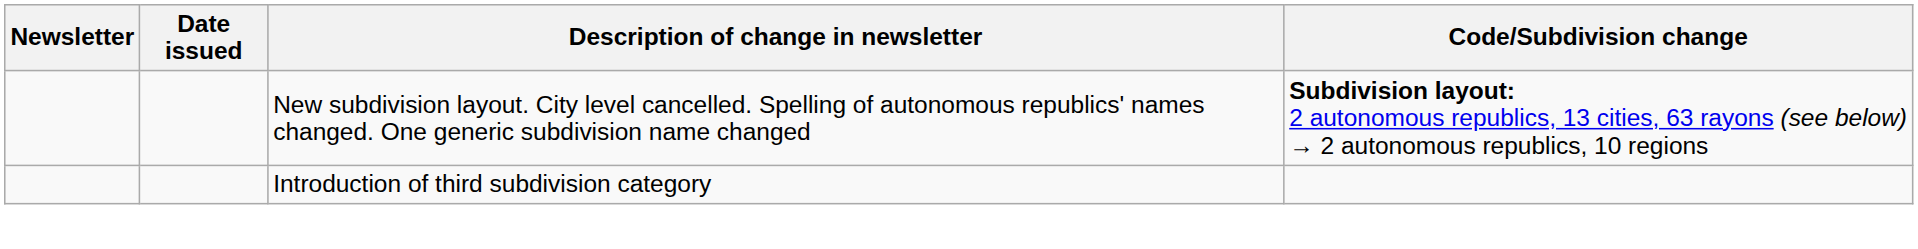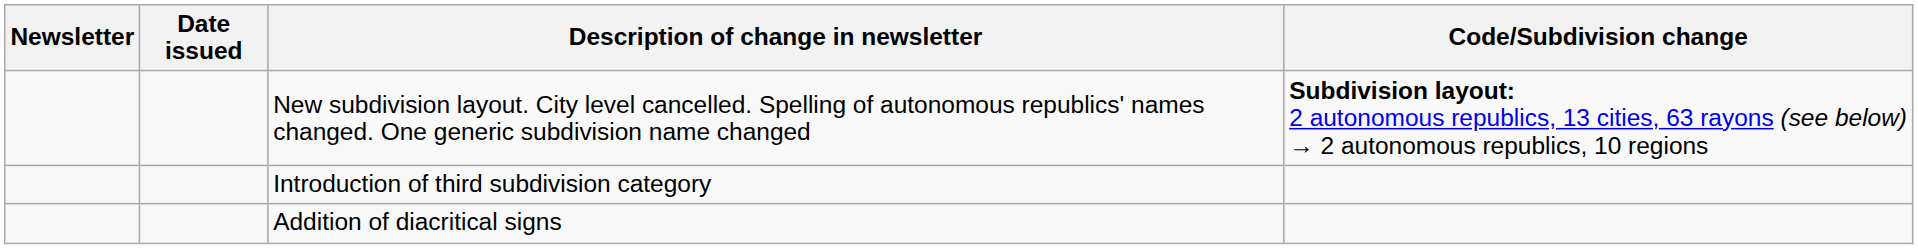+ row: (417, 223)
